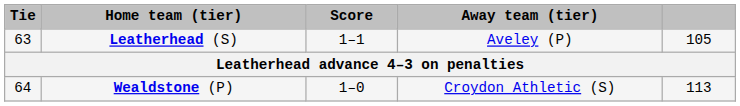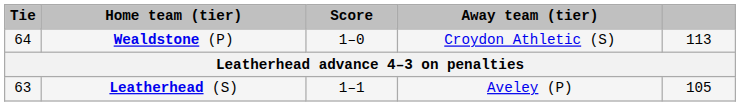rows swapped: (174, 40) <-> (174, 88)
